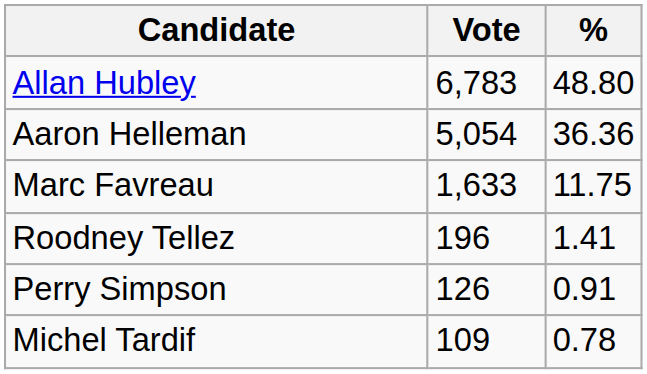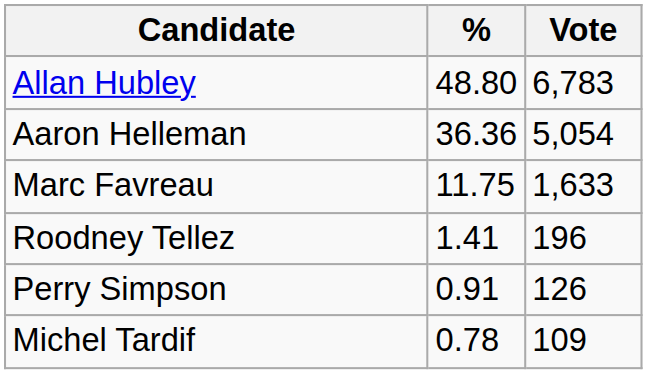columns swapped: (487, 30) <-> (593, 30)
